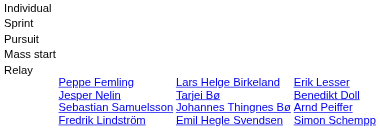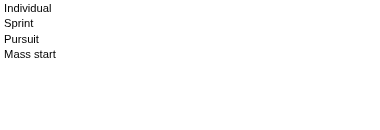- row: (18, 70)
